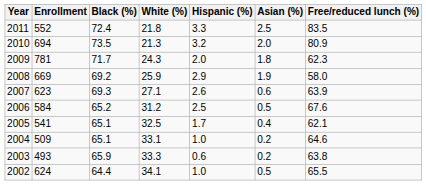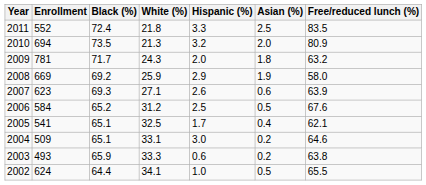(318, 60) 62.3 -> (318, 60) 63.2
(199, 140) 1.0 -> (199, 140) 3.0
